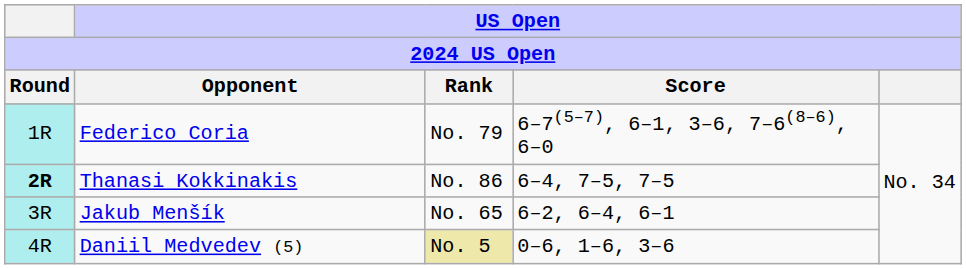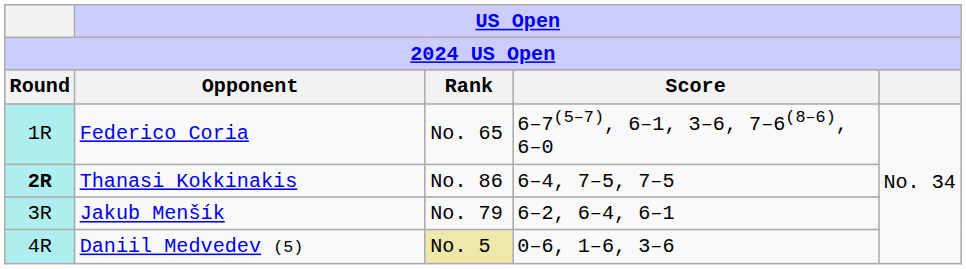(467, 134) No. 79 -> (467, 134) No. 65
(467, 214) No. 65 -> (467, 214) No. 79
